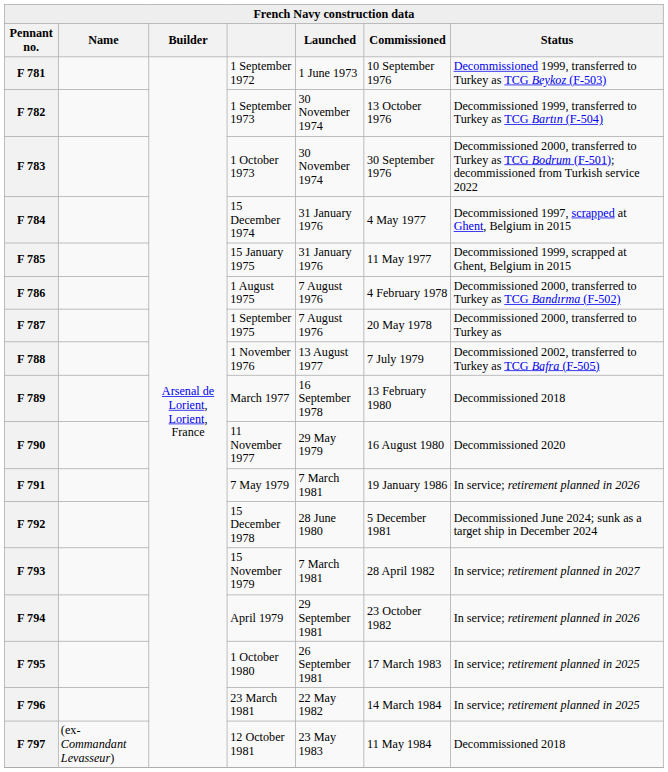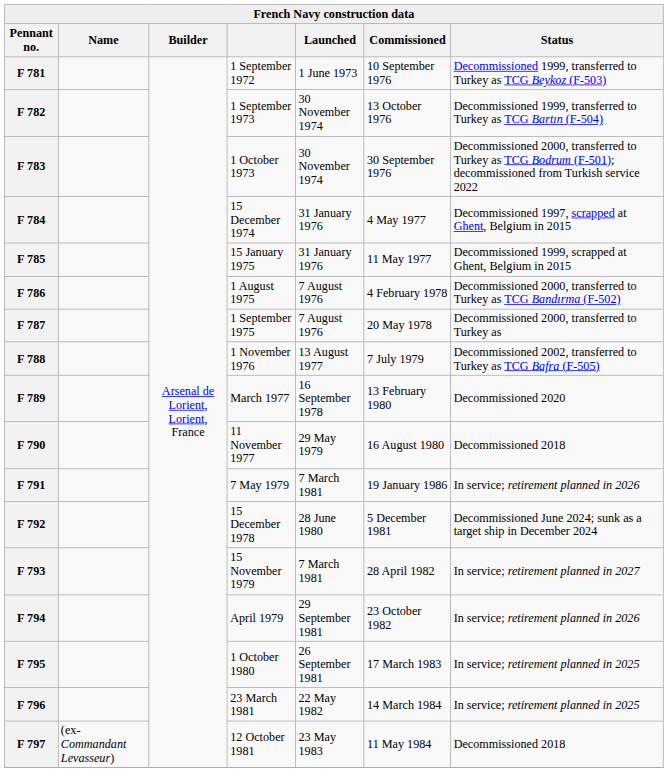(510, 398) Decommissioned 2018 -> (510, 398) Decommissioned 2020
(510, 445) Decommissioned 2020 -> (510, 445) Decommissioned 2018
